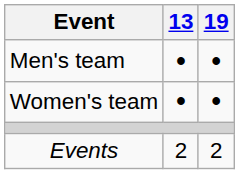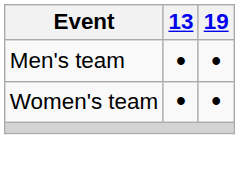- row: (84, 150)
